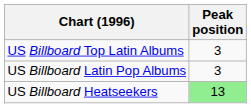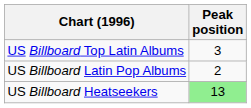(218, 71) 3 -> (218, 71) 2
